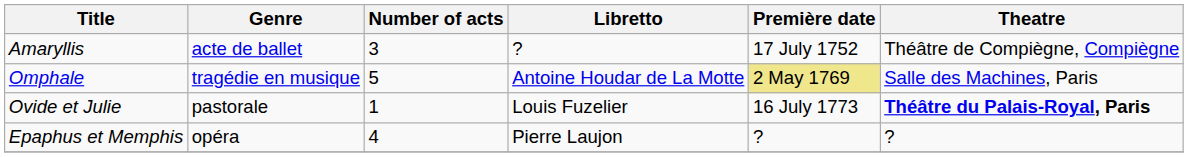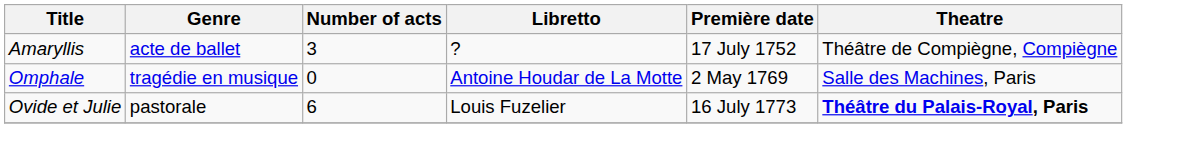(374, 78) 5 -> (312, 78) 0
(801, 78) khaki background -> (739, 78) no background
(374, 107) 1 -> (312, 107) 6
- row: (96, 136)
